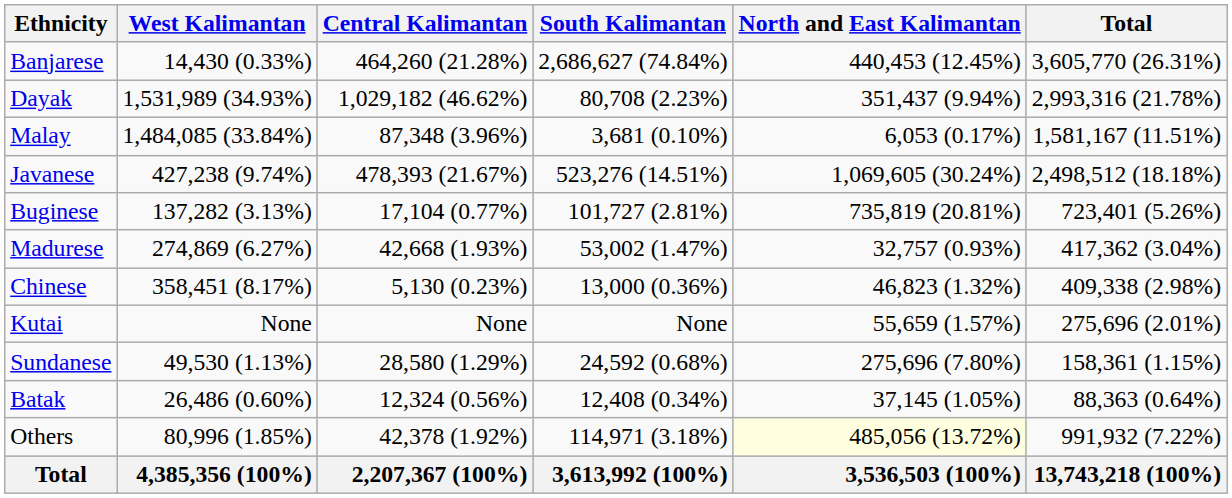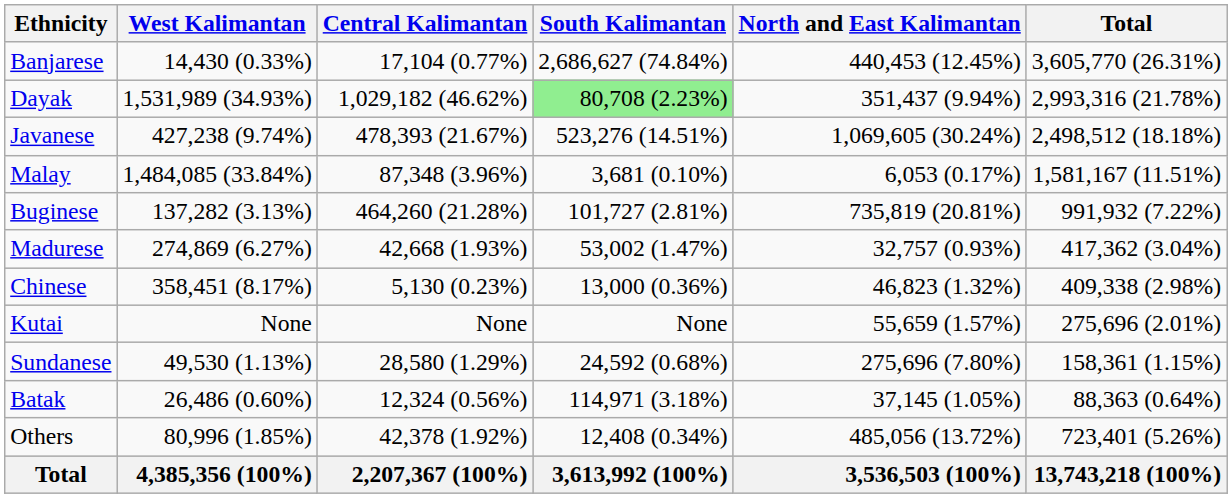(441, 60) 464,260 (21.28%) -> (453, 60) 17,104 (0.77%)
(654, 98) no background -> (654, 98) lightgreen background
rows swapped: (52, 173) <-> (40, 135)
(453, 211) 17,104 (0.77%) -> (441, 211) 464,260 (21.28%)
(1141, 211) 723,401 (5.26%) -> (1141, 211) 991,932 (7.22%)
(654, 398) 12,408 (0.34%) -> (648, 398) 114,971 (3.18%)
(648, 436) 114,971 (3.18%) -> (654, 436) 12,408 (0.34%)
(935, 436) lightyellow background -> (935, 436) no background
(1141, 436) 991,932 (7.22%) -> (1141, 436) 723,401 (5.26%)
